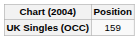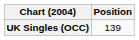(113, 27) 159 -> (113, 27) 139
